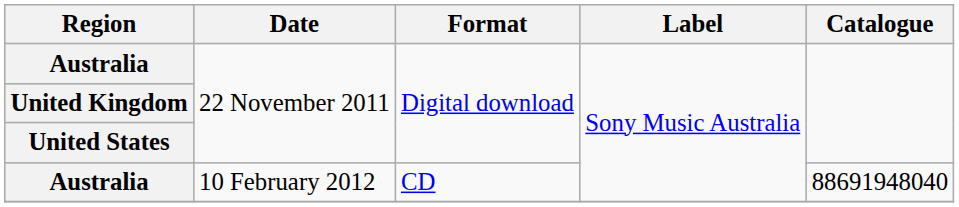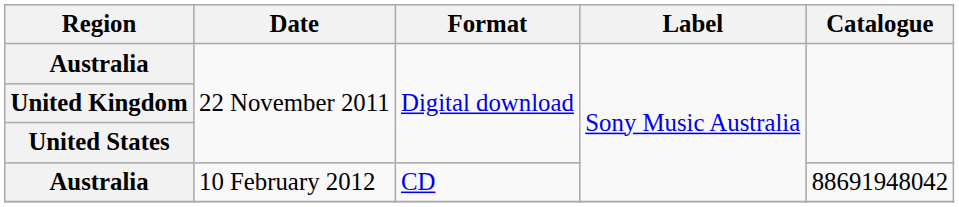(880, 181) 88691948040 -> (880, 181) 88691948042
